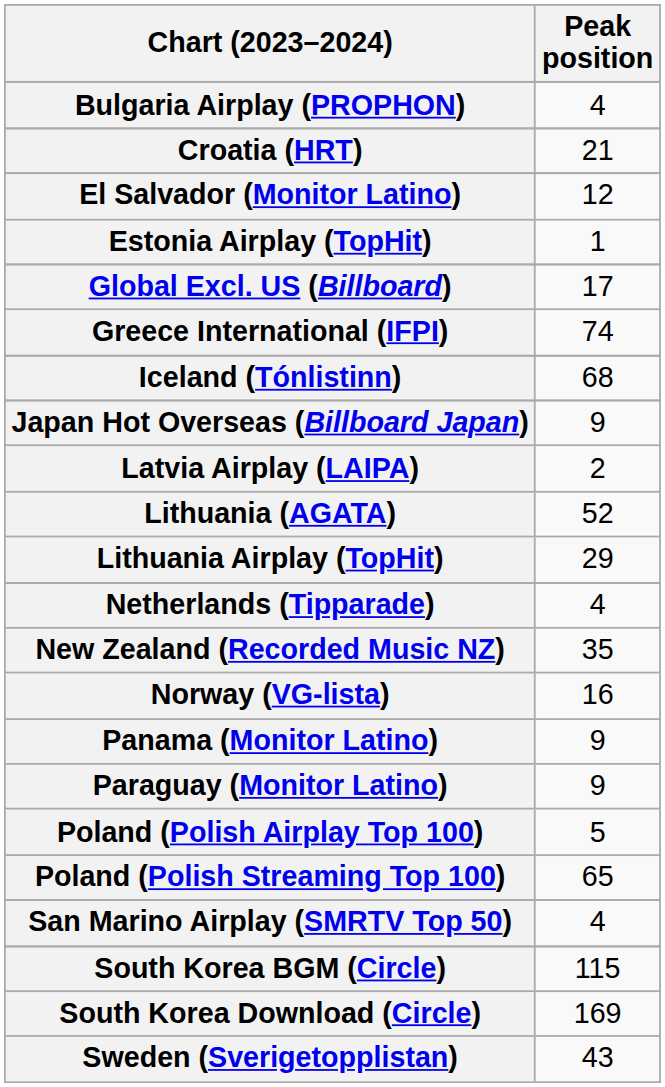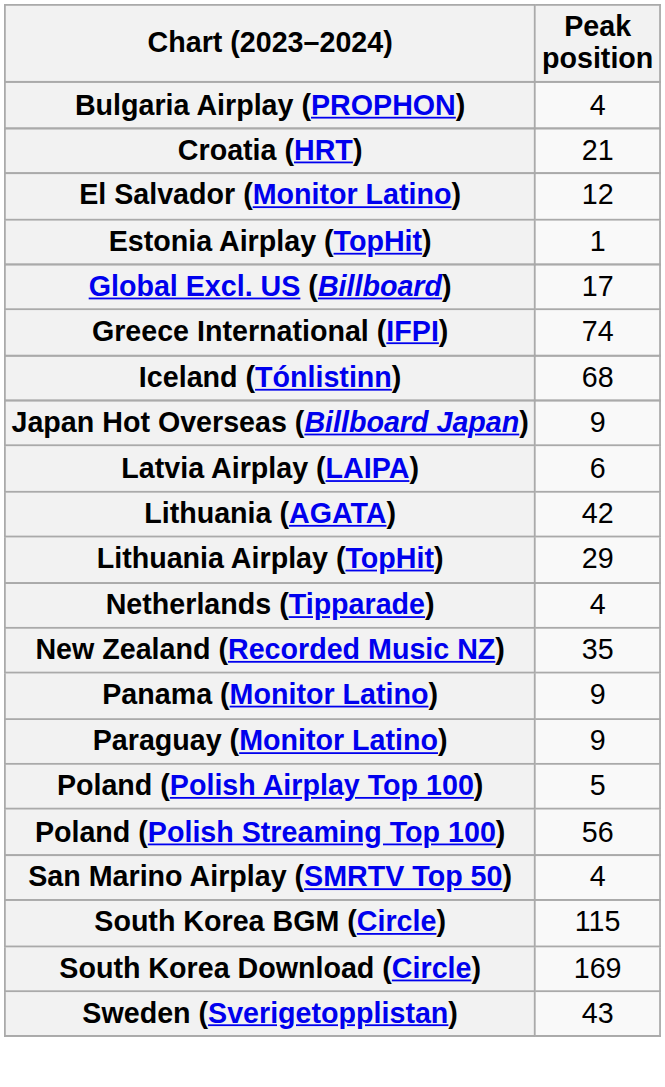(598, 468) 2 -> (598, 468) 6
(598, 513) 52 -> (598, 513) 42
- row: (270, 695)
(598, 877) 65 -> (598, 831) 56
